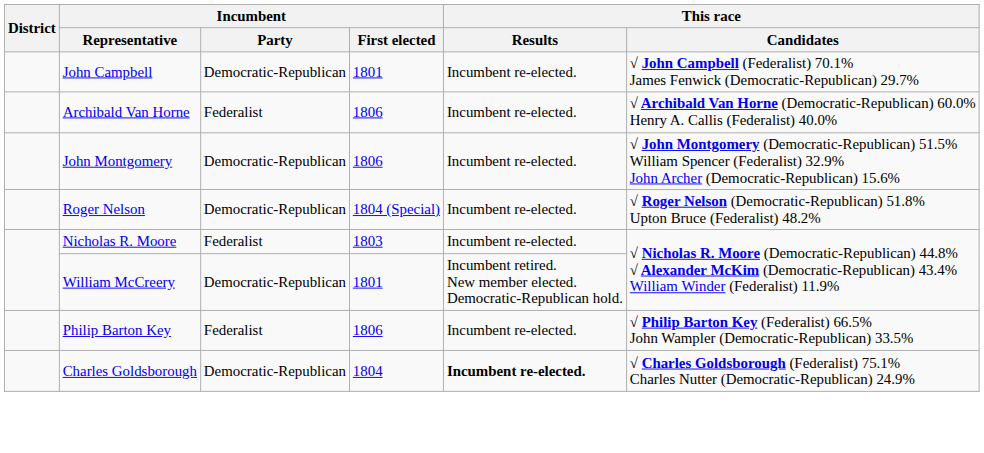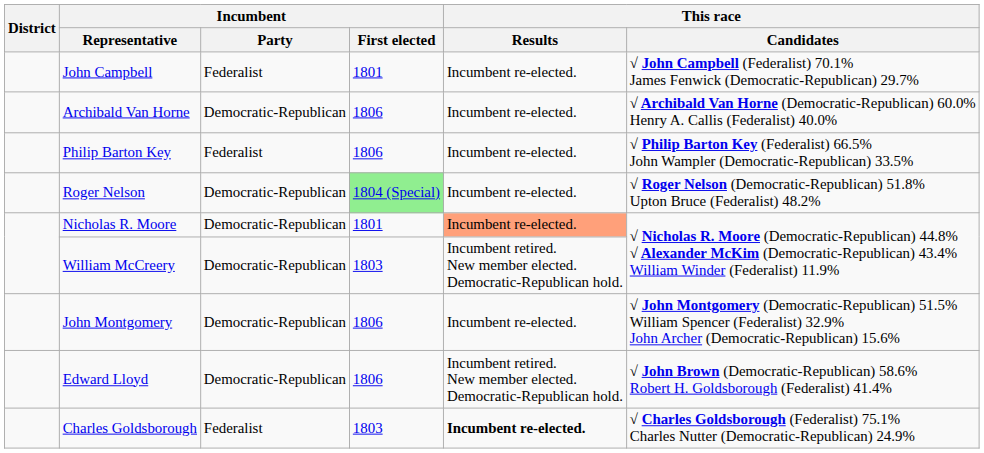(275, 71) Democratic-Republican -> (233, 71) Federalist
(233, 112) Federalist -> (275, 112) Democratic-Republican
rows swapped: (117, 330) <-> (117, 160)
(396, 209) no background -> (396, 192) lightgreen background
(233, 241) Federalist -> (275, 224) Democratic-Republican
(368, 241) 1803 -> (368, 224) 1801
(512, 241) no background -> (512, 224) lightsalmon background
(368, 281) 1801 -> (368, 265) 1803
+ row: (105, 379)
(275, 370) Democratic-Republican -> (233, 428) Federalist
(368, 370) 1804 -> (368, 428) 1803
